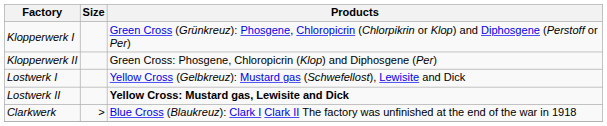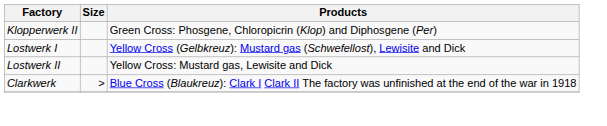- row: (41, 36)
(229, 95) bold -> (221, 65) normal
